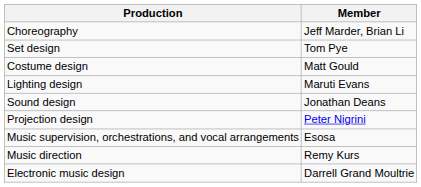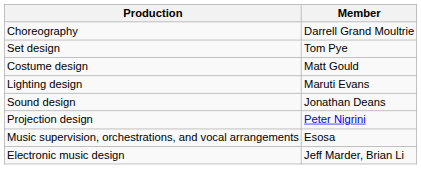(354, 31) Jeff Marder, Brian Li -> (359, 31) Darrell Grand Moultrie
- row: (44, 155)
(359, 173) Darrell Grand Moultrie -> (354, 155) Jeff Marder, Brian Li
